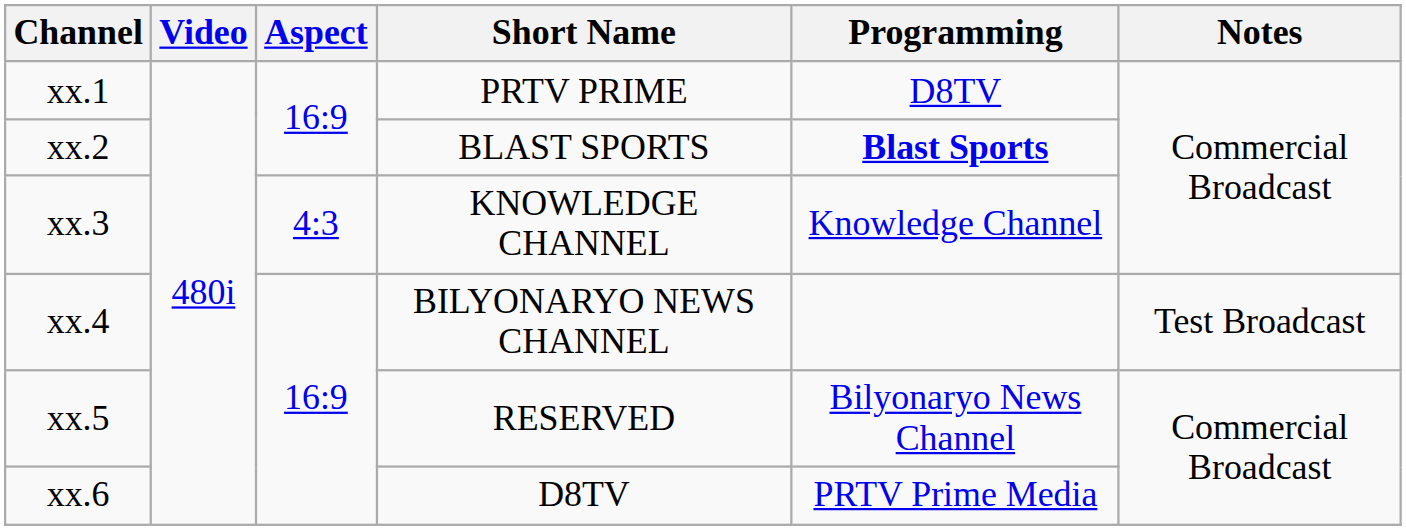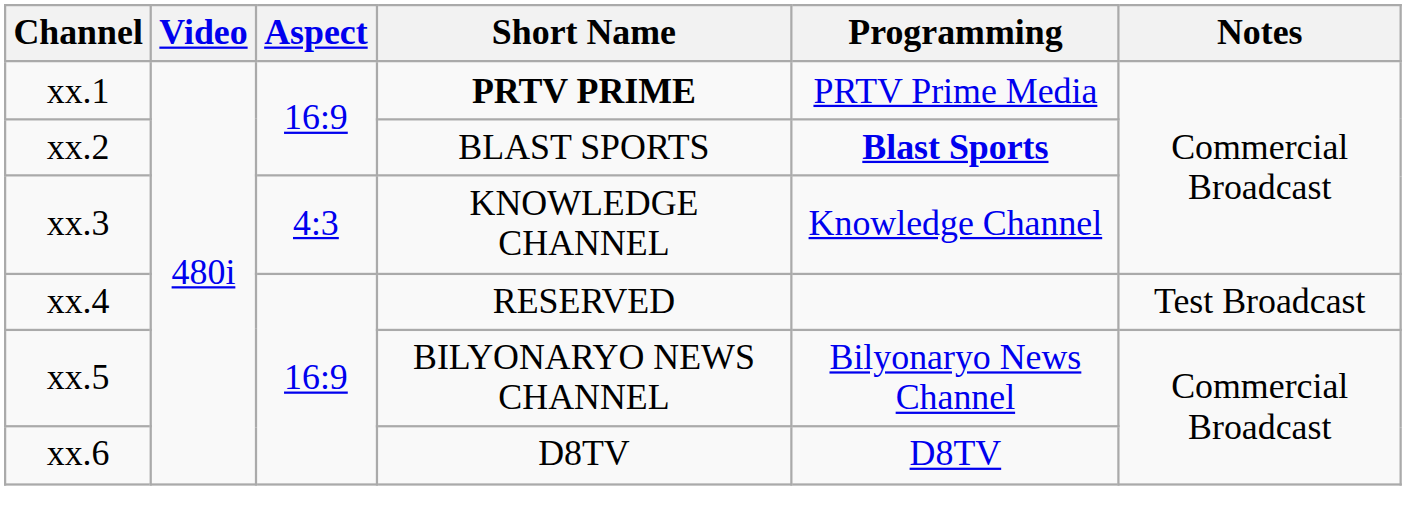(584, 89) normal -> (584, 89) bold
(955, 89) D8TV -> (955, 89) PRTV Prime Media
(584, 320) BILYONARYO NEWS CHANNEL -> (584, 300) RESERVED
(584, 417) RESERVED -> (584, 377) BILYONARYO NEWS CHANNEL
(955, 494) PRTV Prime Media -> (955, 454) D8TV
